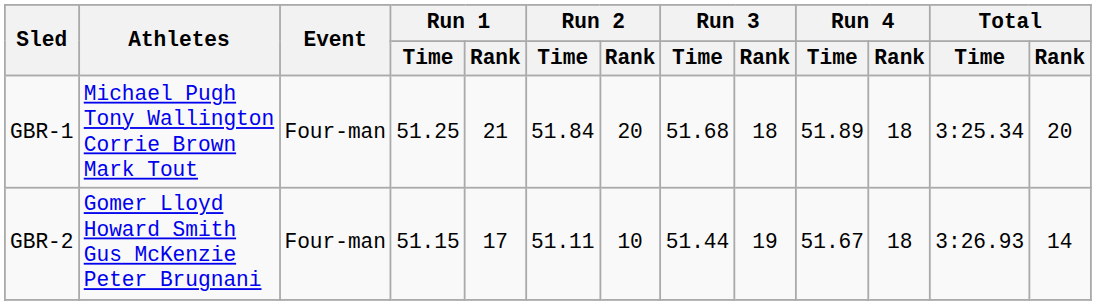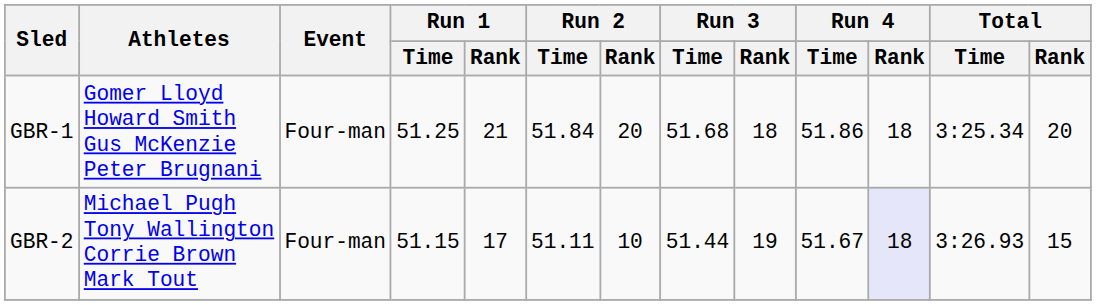(179, 132) Michael Pugh Tony Wallington Corrie Brown Mark Tout -> (173, 132) Gomer Lloyd Howard Smith Gus McKenzie Peter Brugnani
(832, 132) 51.89 -> (832, 132) 51.86
(173, 243) Gomer Lloyd Howard Smith Gus McKenzie Peter Brugnani -> (179, 243) Michael Pugh Tony Wallington Corrie Brown Mark Tout
(900, 243) no background -> (900, 243) lavender background
(1060, 243) 14 -> (1060, 243) 15
